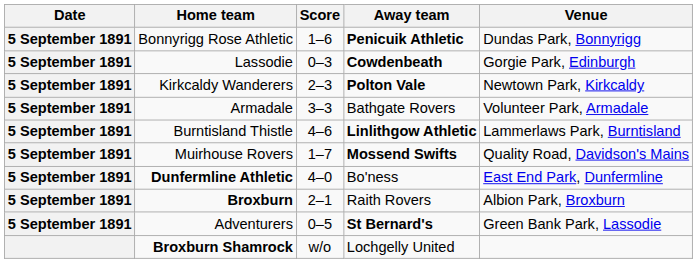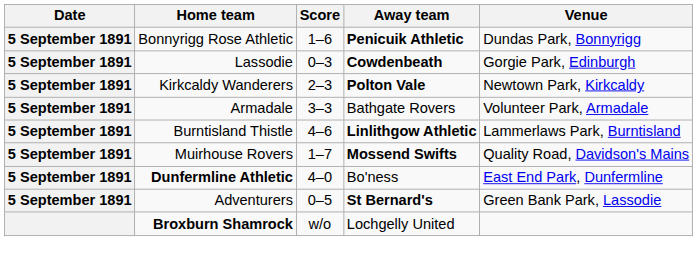- row: (260, 200)
